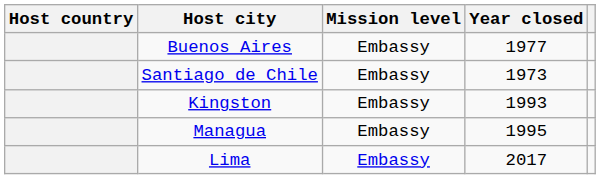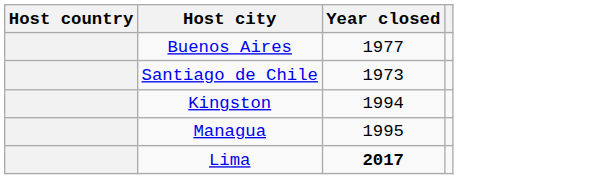- column: (394, 19)
(526, 103) 1993 -> (383, 103) 1994
(526, 160) normal -> (383, 160) bold
